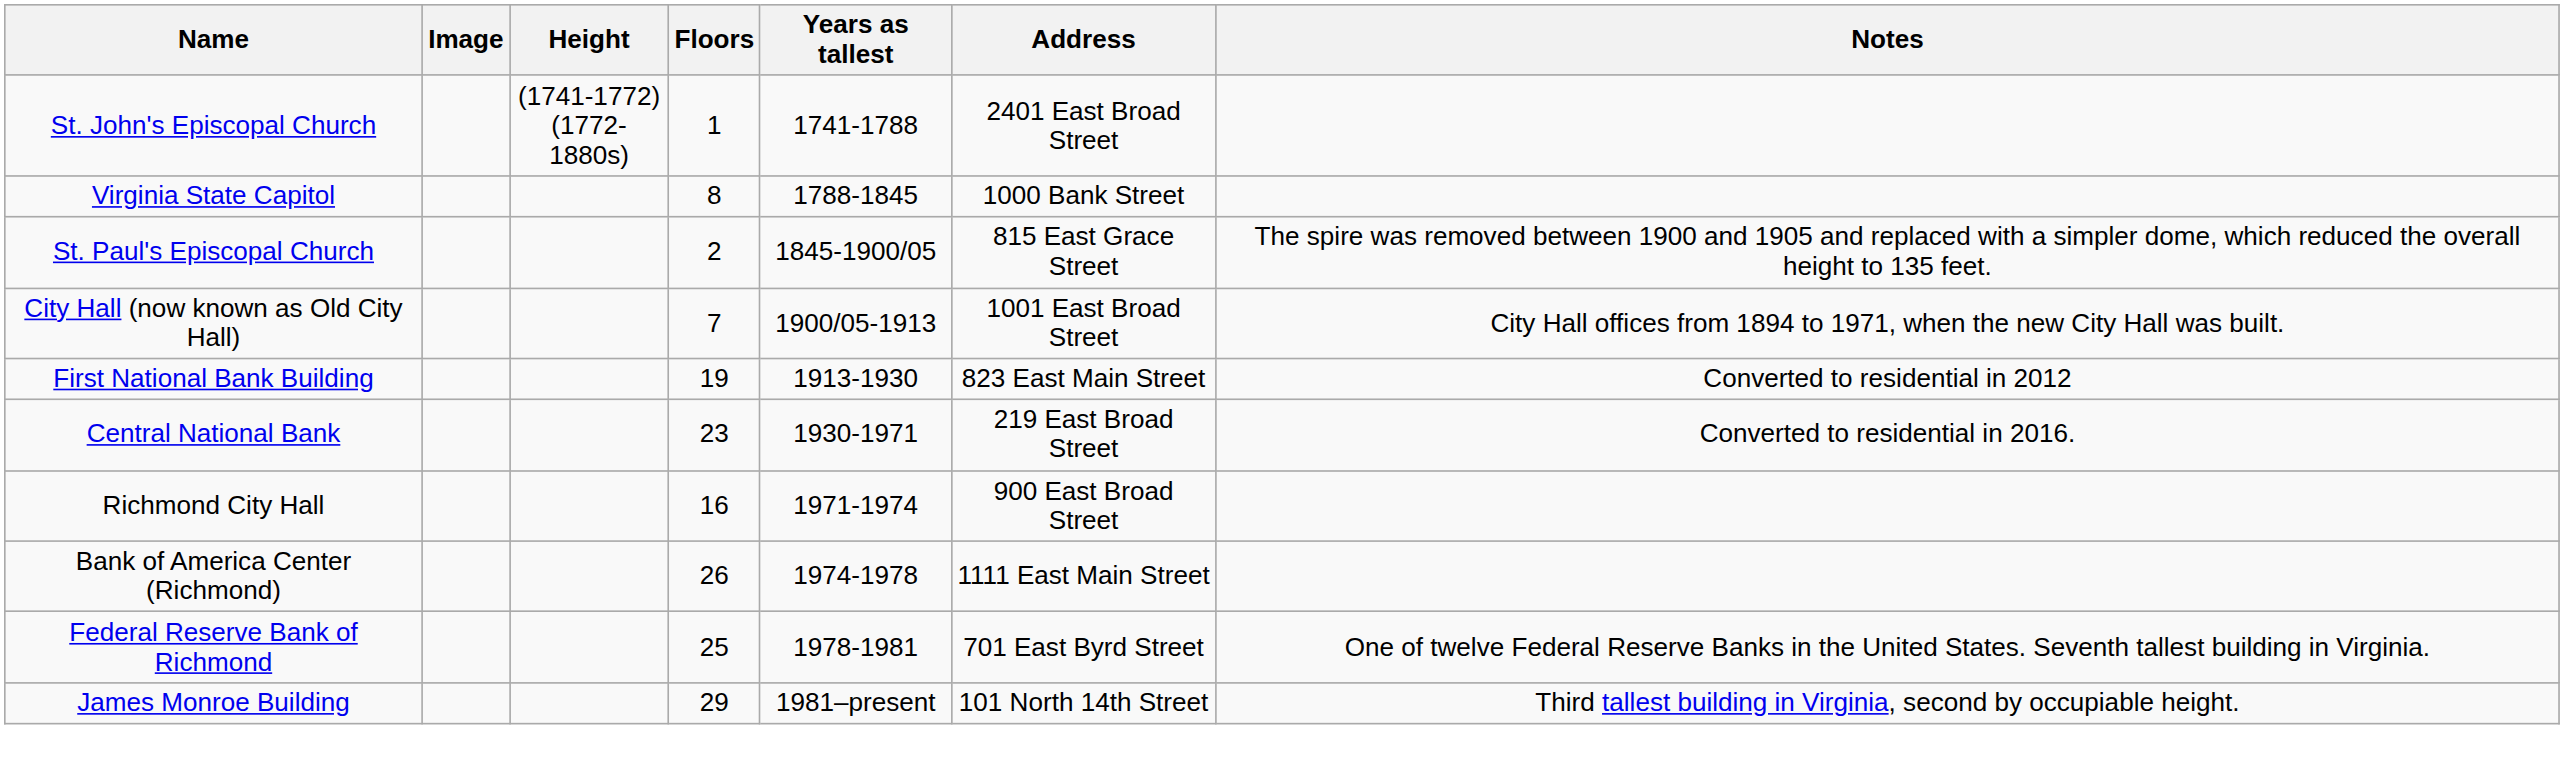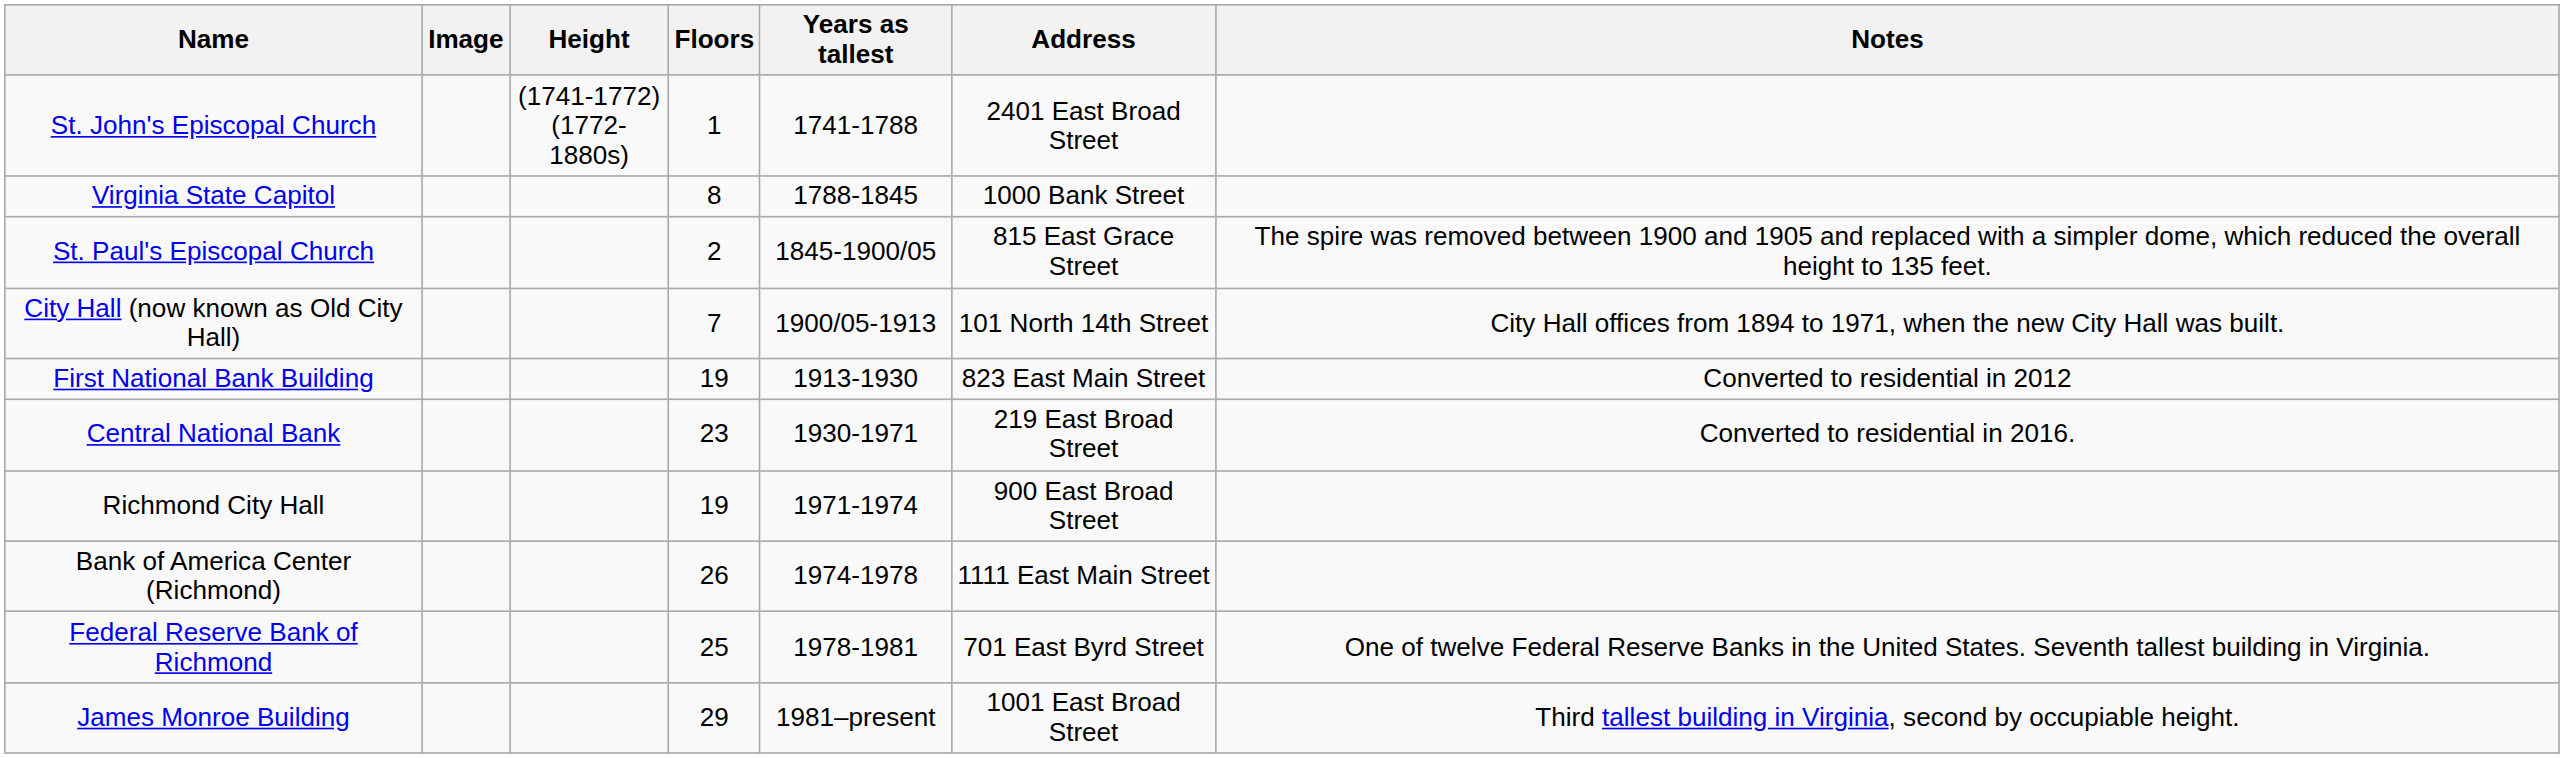(1084, 322) 1001 East Broad Street -> (1084, 322) 101 North 14th Street
(714, 505) 16 -> (714, 505) 19
(1084, 702) 101 North 14th Street -> (1084, 717) 1001 East Broad Street
